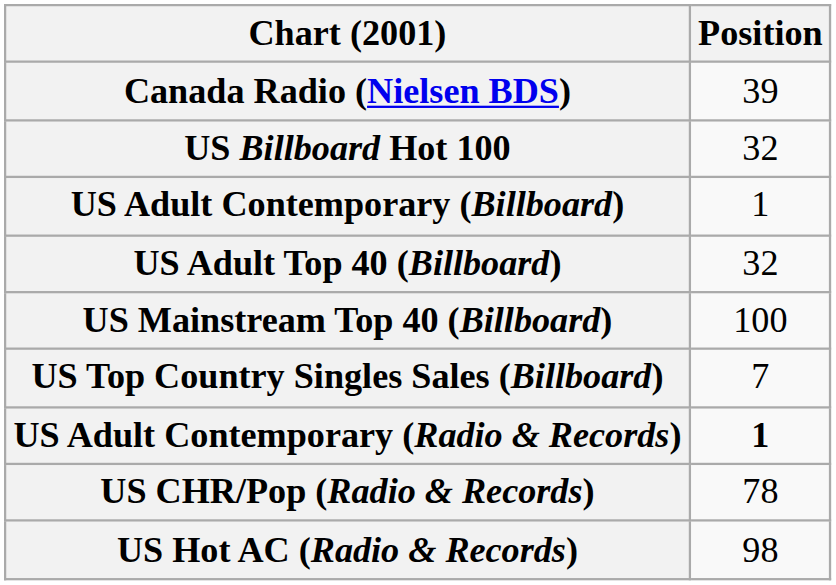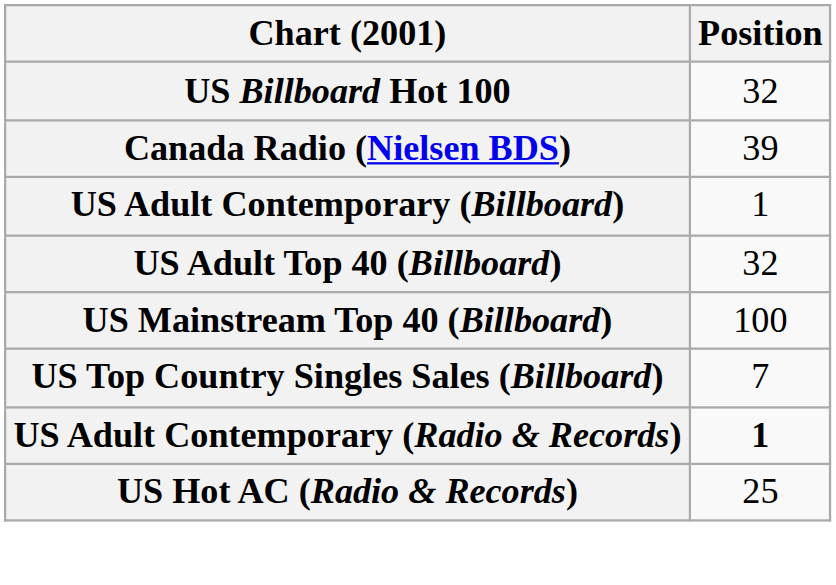rows swapped: (347, 90) <-> (347, 147)
- row: (347, 491)
(760, 549) 98 -> (760, 491) 25
